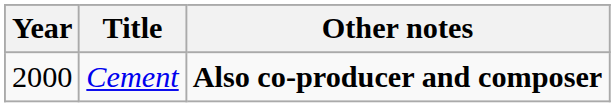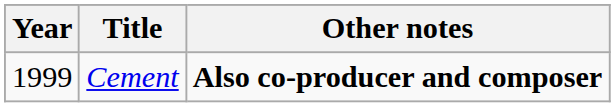(42, 76) 2000 -> (42, 76) 1999
